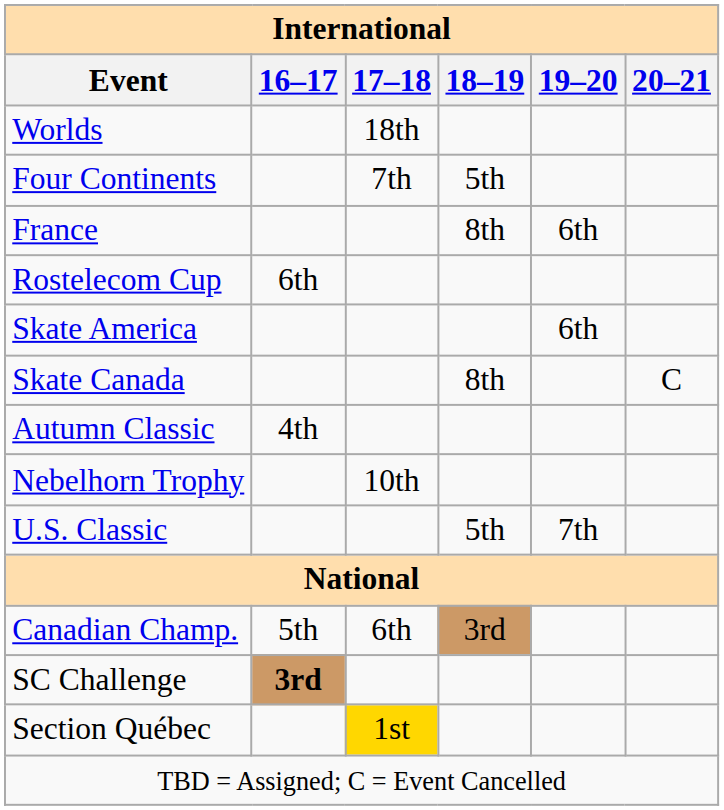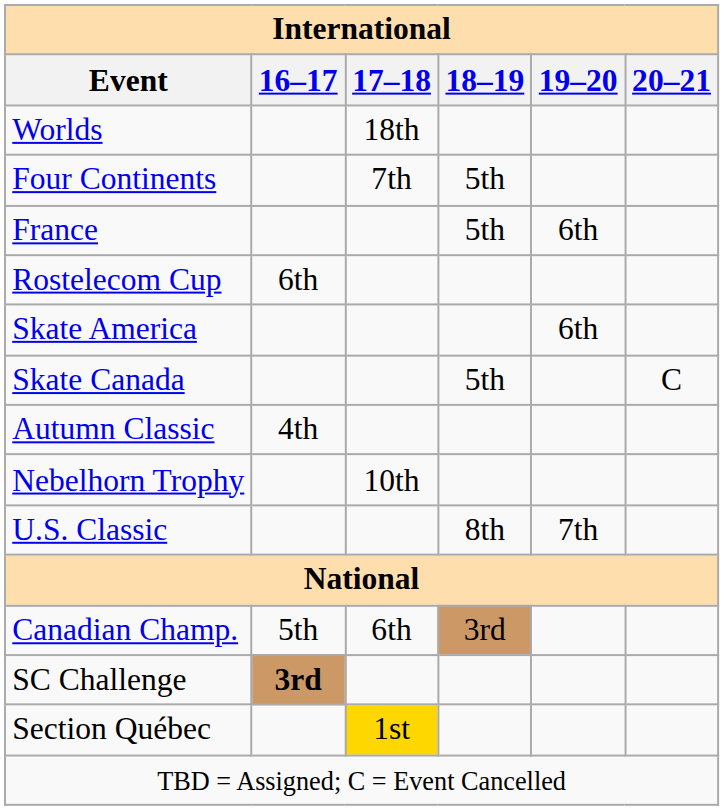(485, 229) 8th -> (485, 229) 5th
(485, 379) 8th -> (485, 379) 5th
(485, 529) 5th -> (485, 529) 8th
